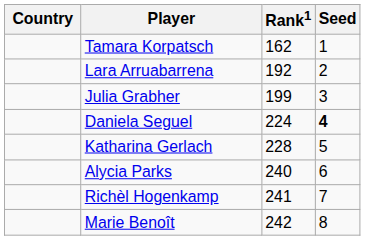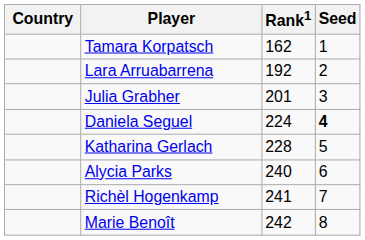(279, 96) 199 -> (279, 96) 201
